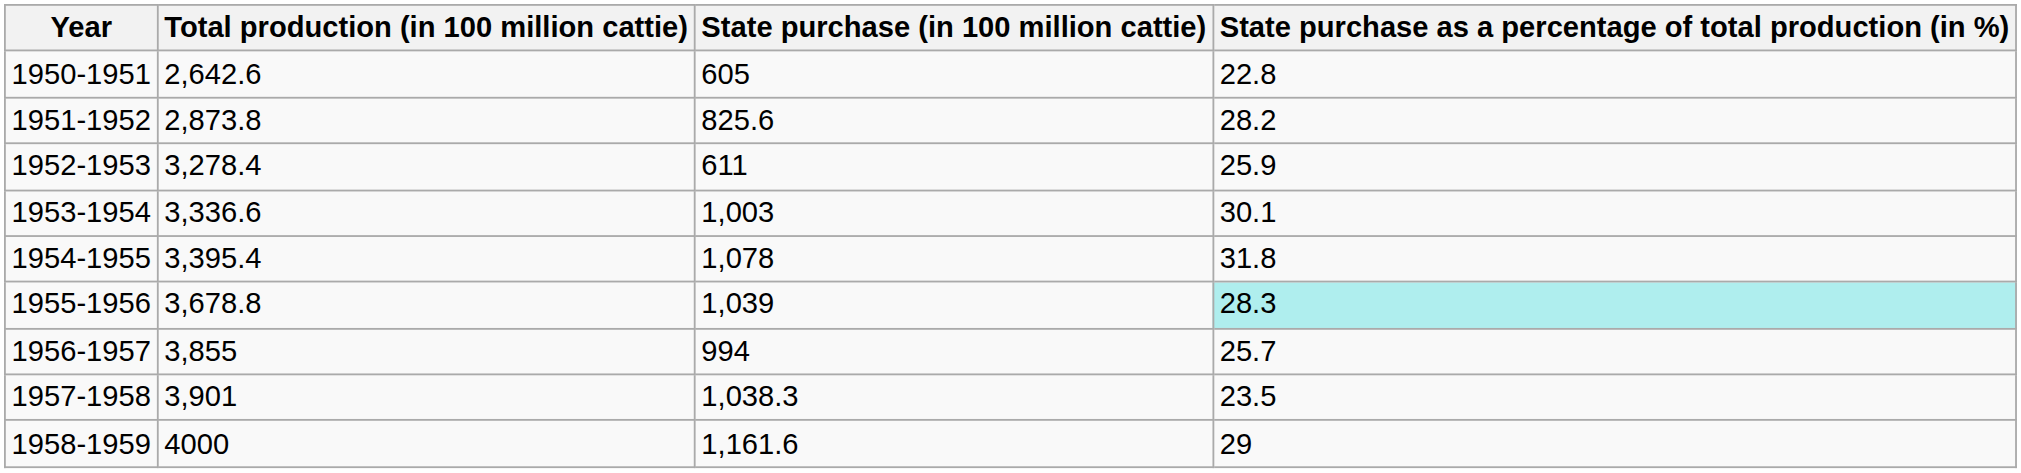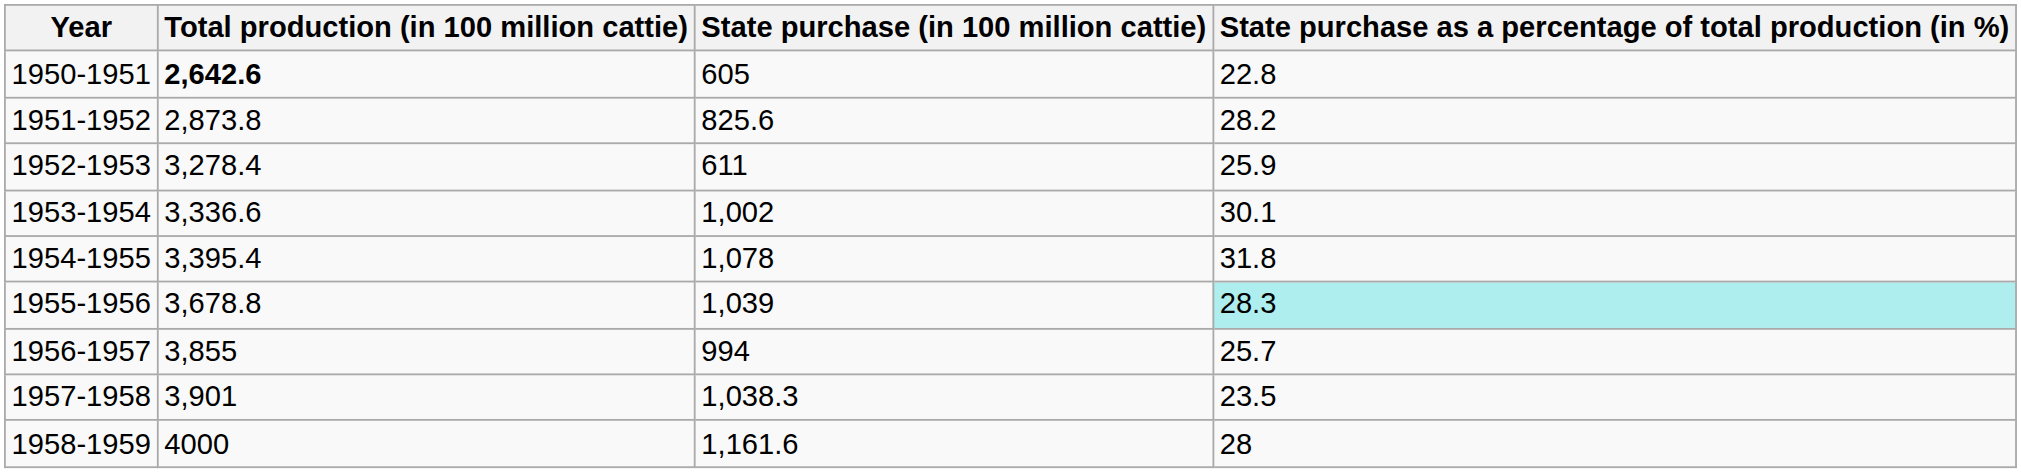(213, 73) normal -> (213, 73) bold
(738, 212) 1,003 -> (738, 212) 1,002
(1236, 443) 29 -> (1236, 443) 28
